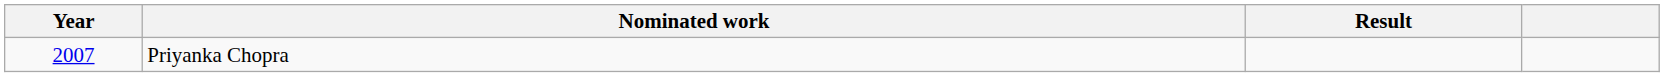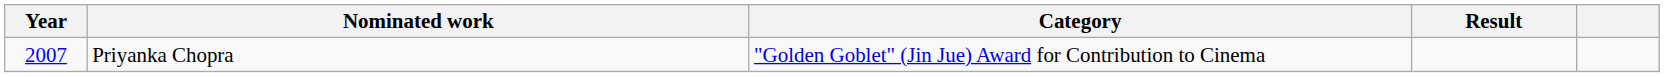+ column: (1080, 21)
